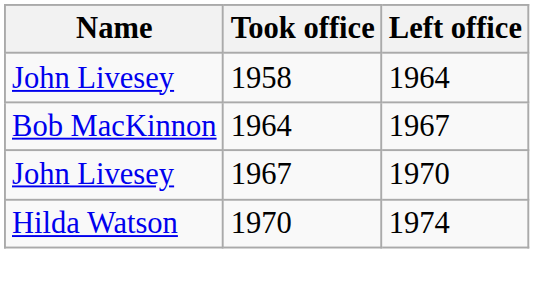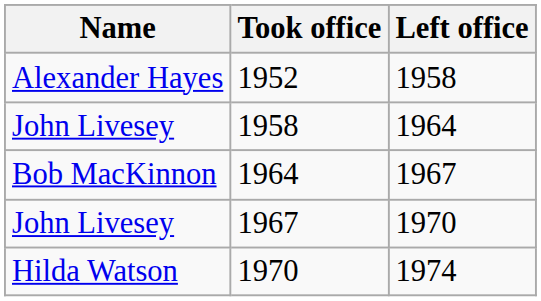+ row: (268, 77)
